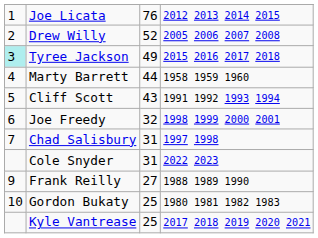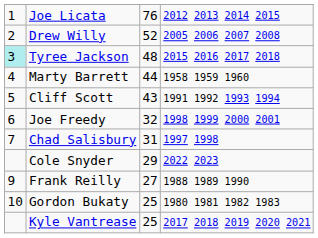(150, 56) 49 -> (150, 56) 48
(150, 160) 31 -> (150, 160) 29
